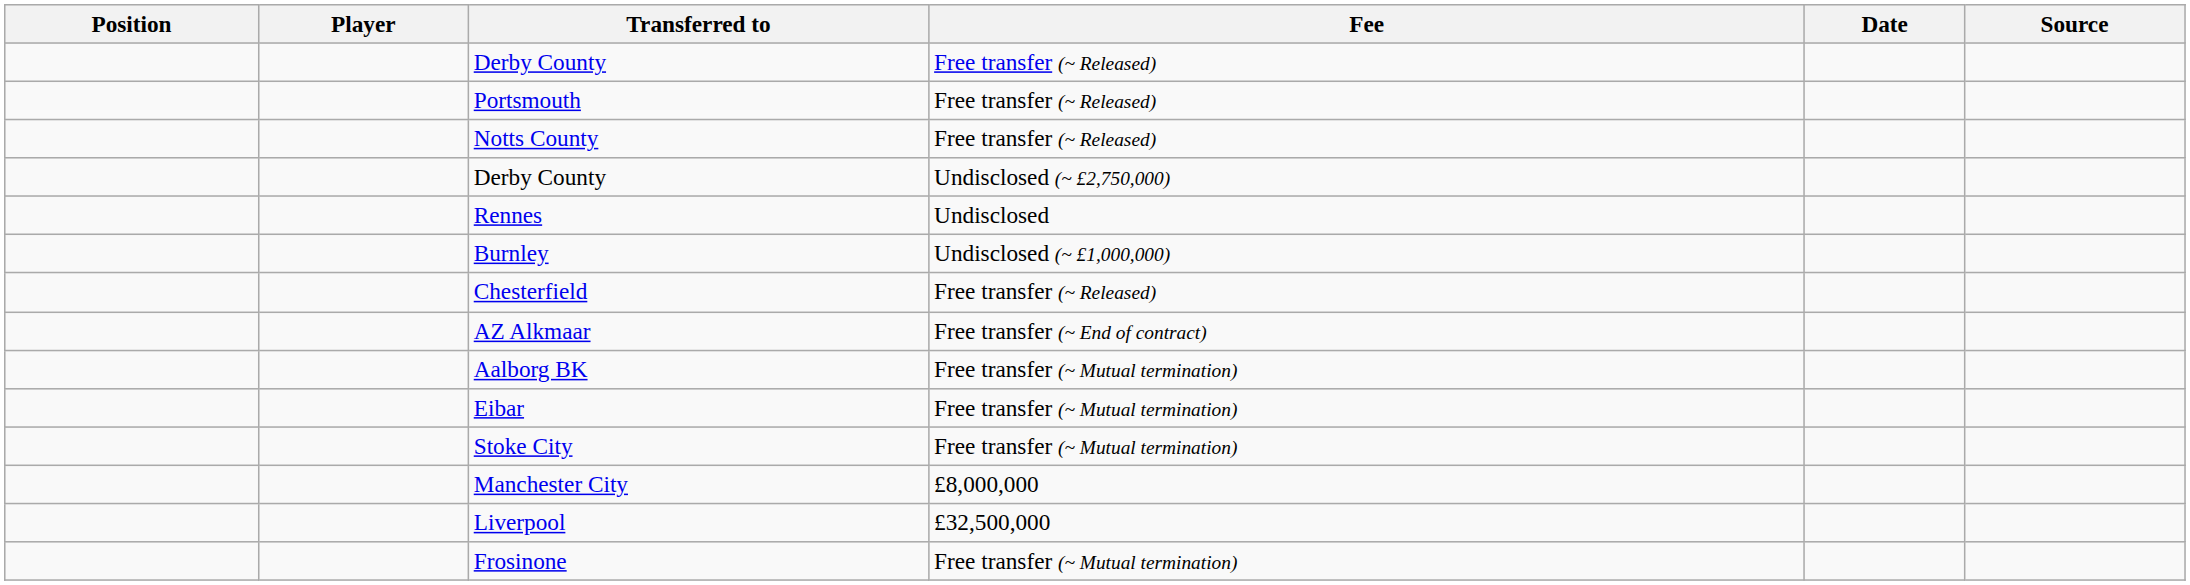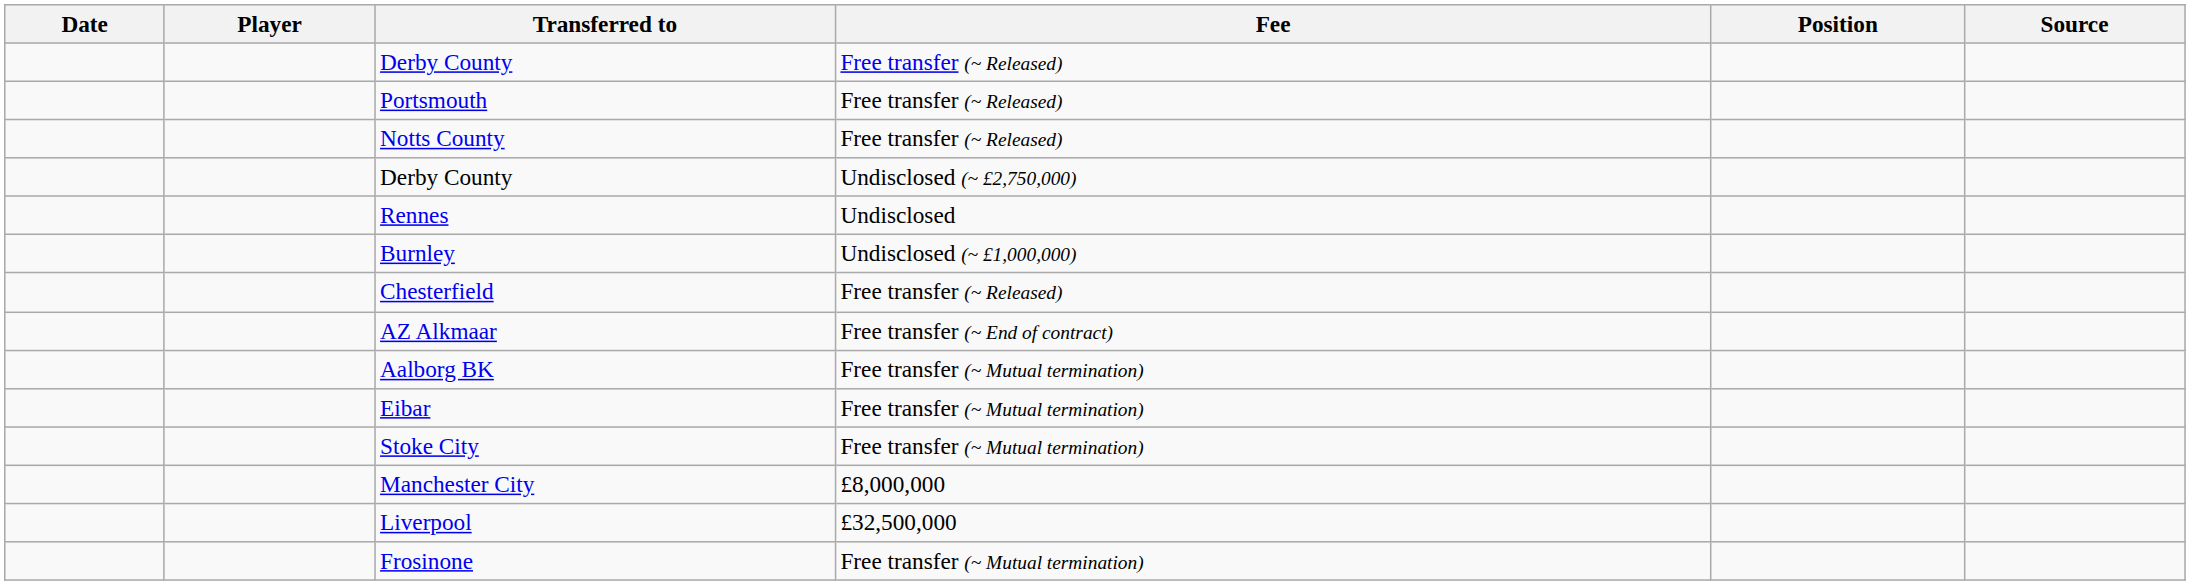columns swapped: (131, 23) <-> (1885, 23)
